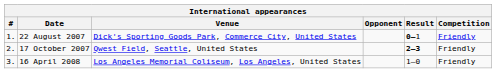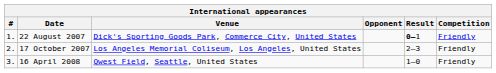(176, 49) Qwest Field, Seattle, United States -> (227, 49) Los Angeles Memorial Coliseum, Los Angeles, United States
(413, 49) bold -> (413, 49) normal
(227, 62) Los Angeles Memorial Coliseum, Los Angeles, United States -> (176, 62) Qwest Field, Seattle, United States
